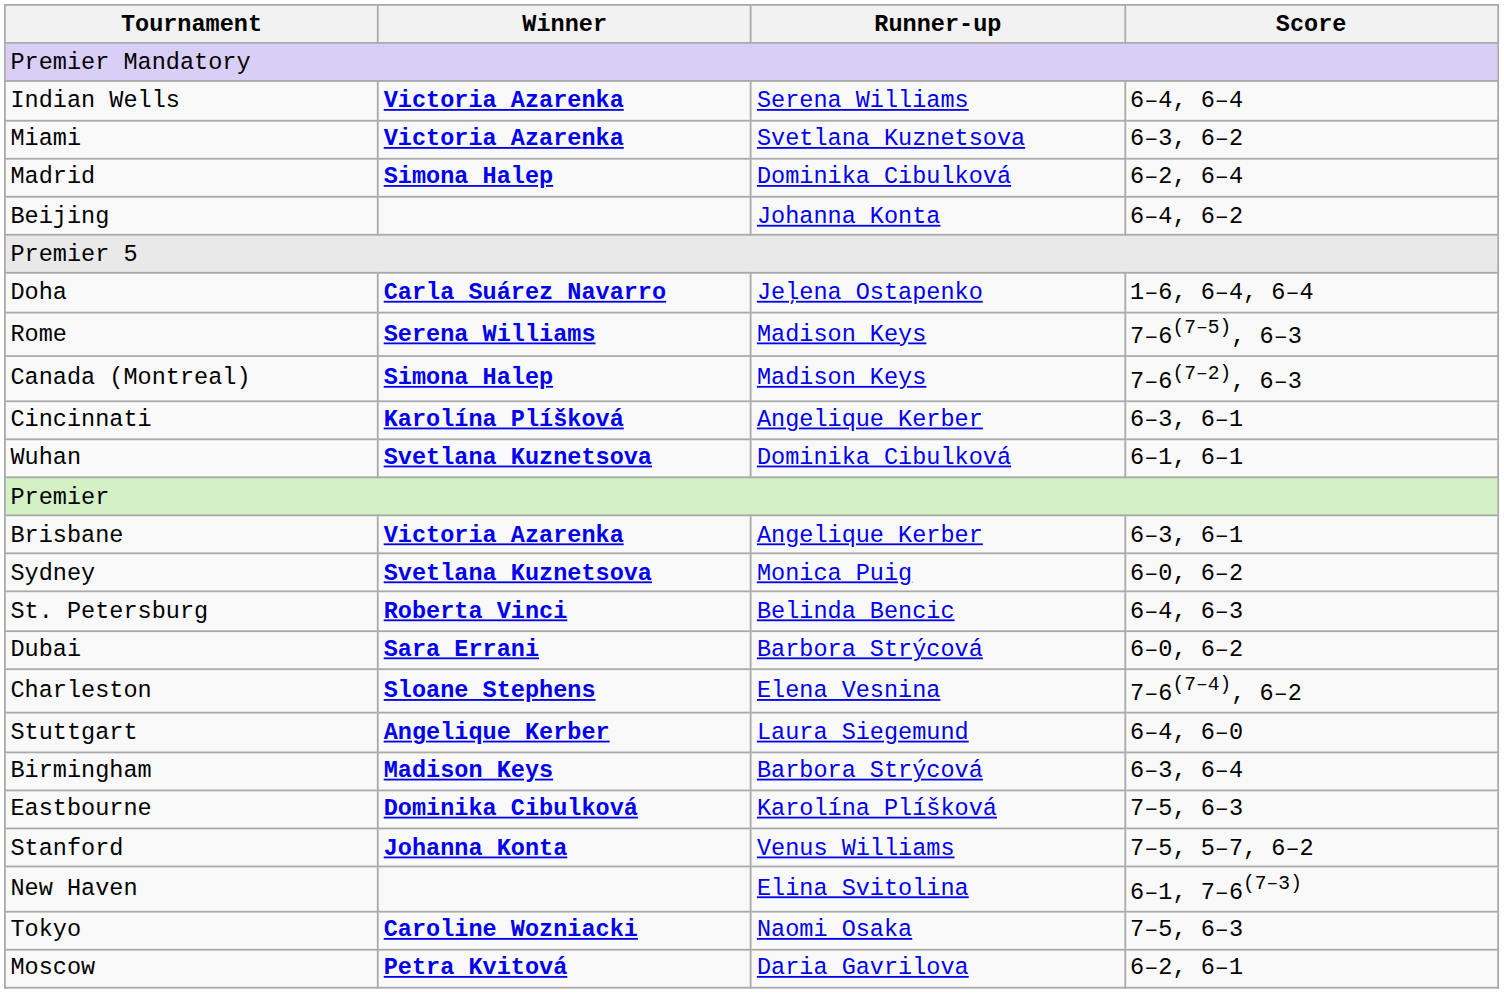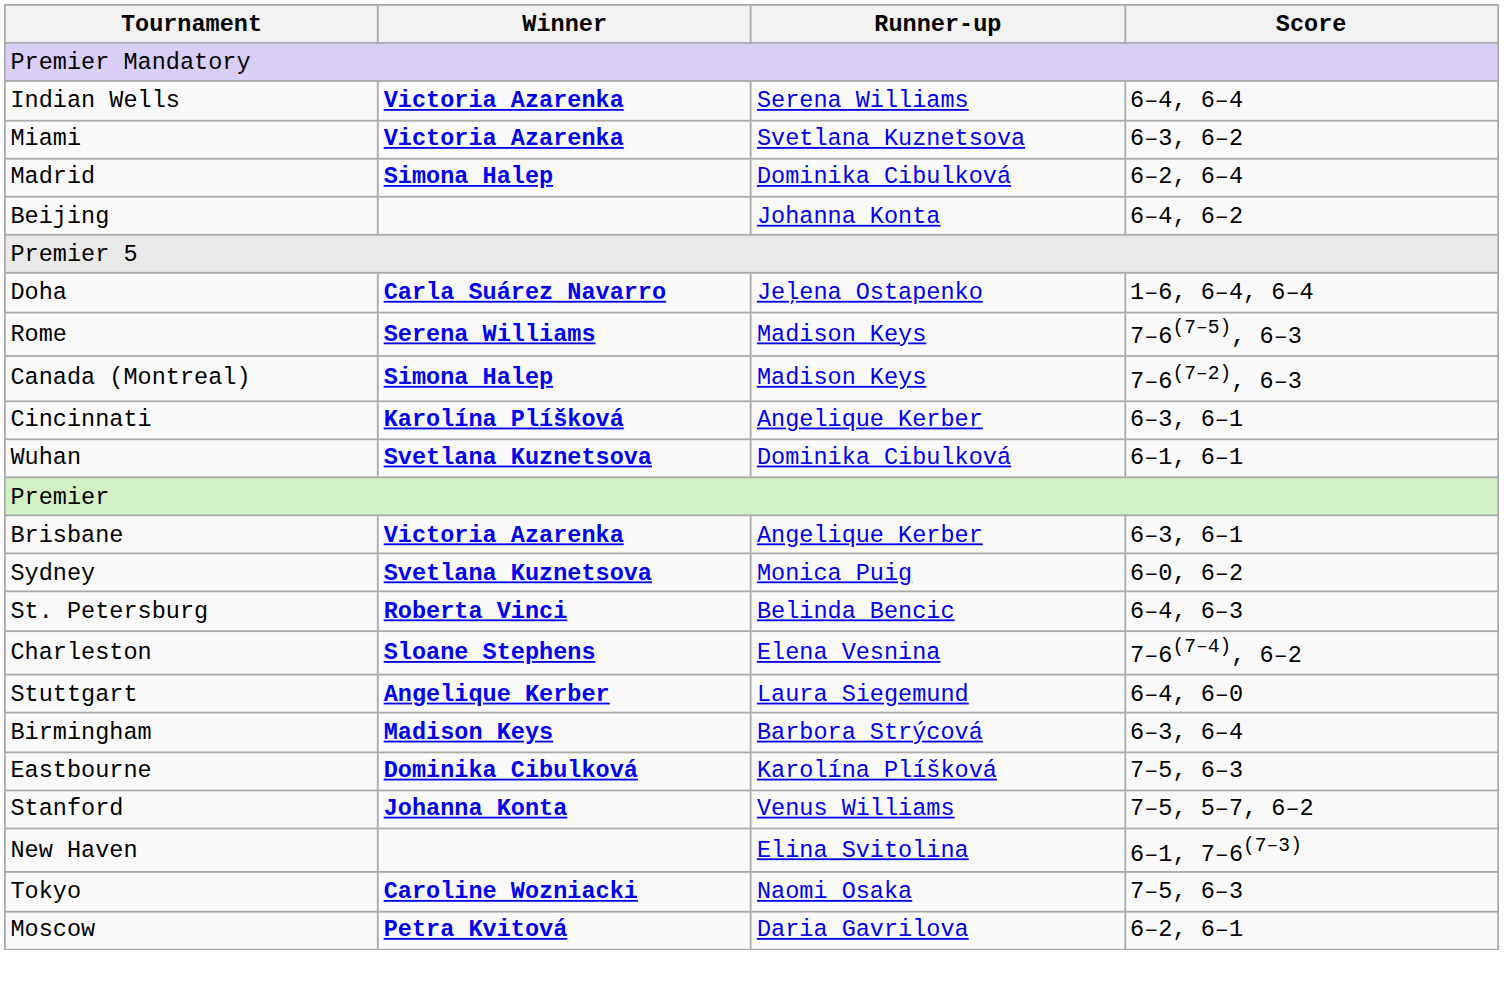- row: (46, 650)
